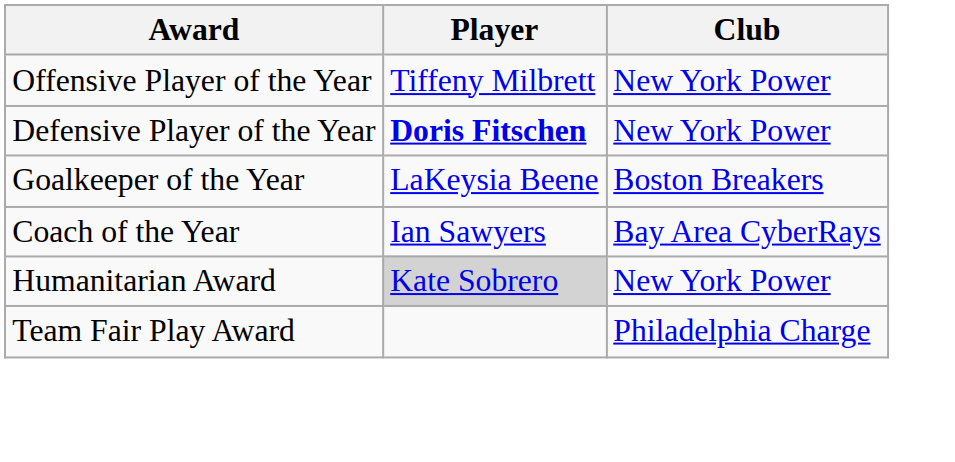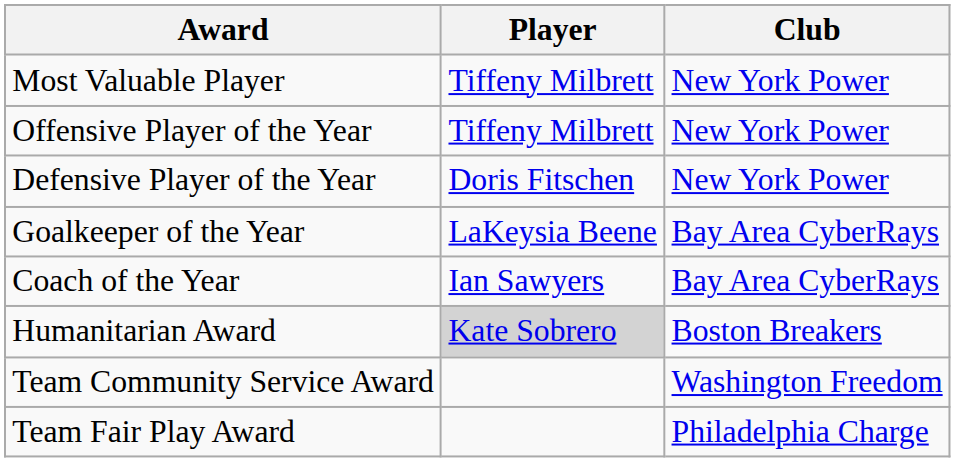+ row: (148, 79)
(488, 130) bold -> (541, 180) normal
(718, 180) Boston Breakers -> (805, 230) Bay Area CyberRays
(722, 280) New York Power -> (777, 331) Boston Breakers
+ row: (223, 381)
